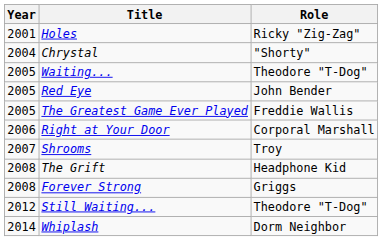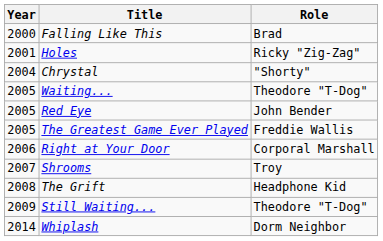+ row: (102, 33)
- row: (91, 188)
(22, 207) 2012 -> (22, 207) 2009
